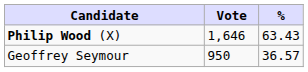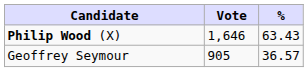(219, 56) 950 -> (219, 56) 905
